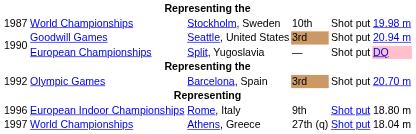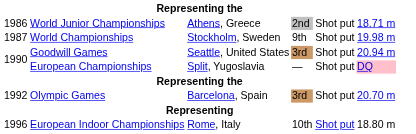+ row: (16, 23)
(302, 23) 10th -> (299, 38) 9th
(299, 110) 9th -> (302, 125) 10th
- row: (16, 125)
